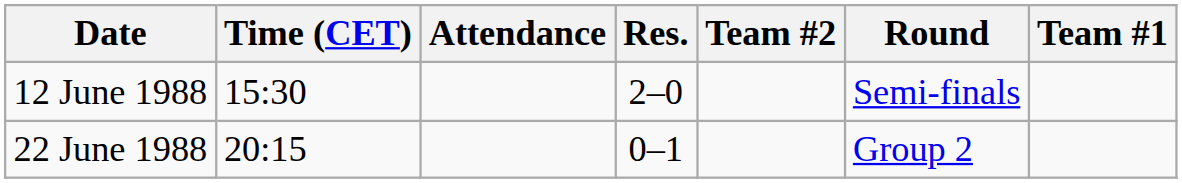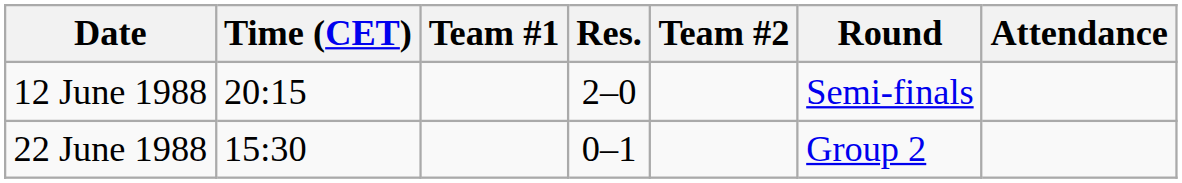columns swapped: (1103, 33) <-> (517, 33)
(265, 90) 15:30 -> (265, 90) 20:15
(265, 148) 20:15 -> (265, 148) 15:30
